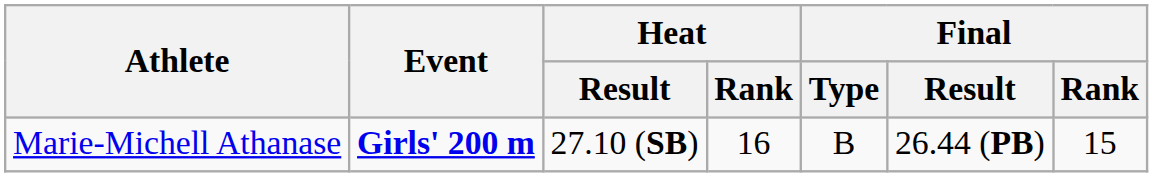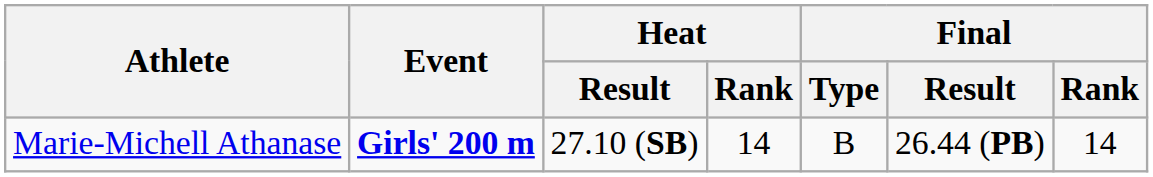(754, 143) 16 -> (754, 143) 14
(1100, 143) 15 -> (1100, 143) 14
